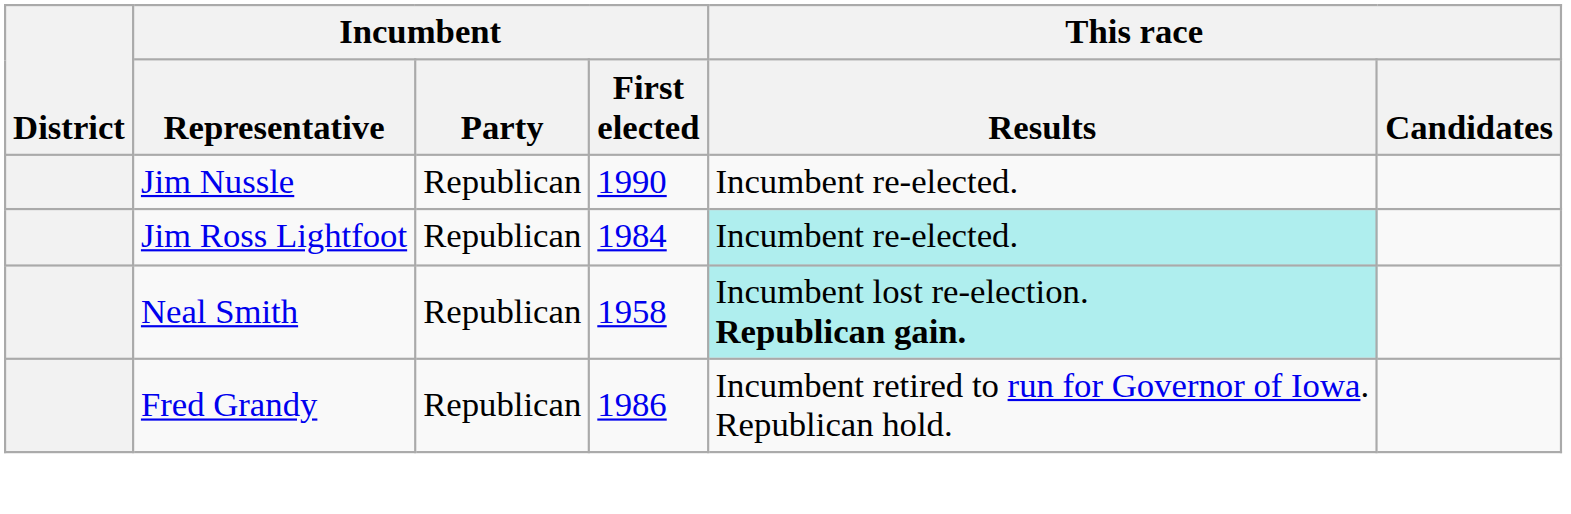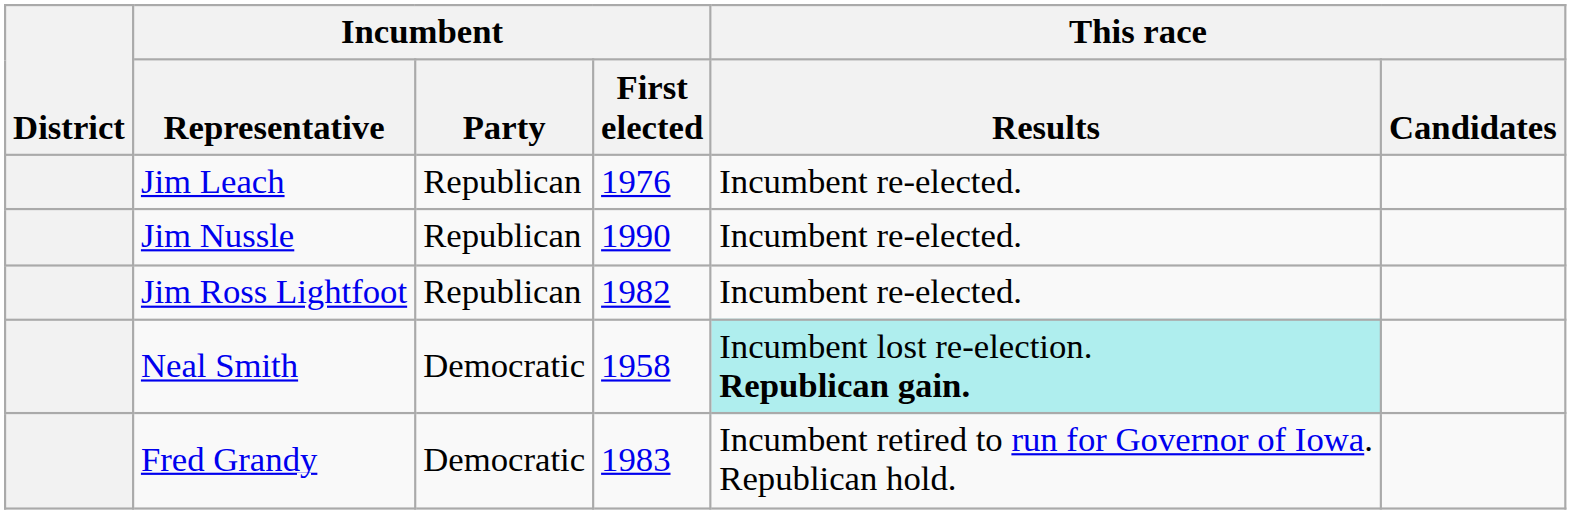+ row: (213, 181)
(632, 236) 1984 -> (636, 291) 1982
(867, 236) paleturquoise background -> (871, 291) no background
(502, 310) Republican -> (504, 365) Democratic
(502, 405) Republican -> (504, 460) Democratic
(632, 405) 1986 -> (636, 460) 1983
